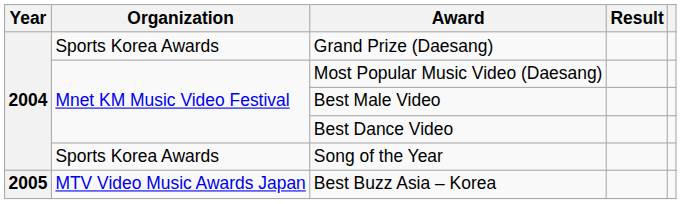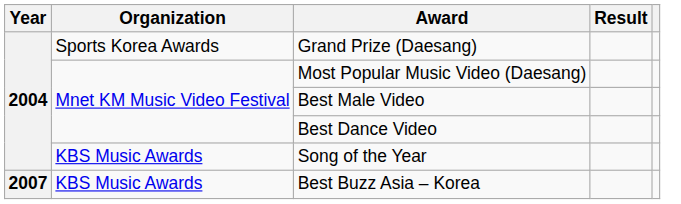(137, 156) Sports Korea Awards -> (129, 156) KBS Music Awards
(28, 184) 2005 -> (28, 184) 2007
(181, 184) MTV Video Music Awards Japan -> (129, 184) KBS Music Awards
